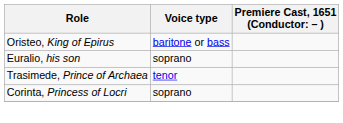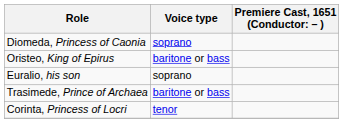+ row: (76, 42)
(165, 76) tenor -> (191, 93) baritone or bass
(172, 93) soprano -> (165, 110) tenor
